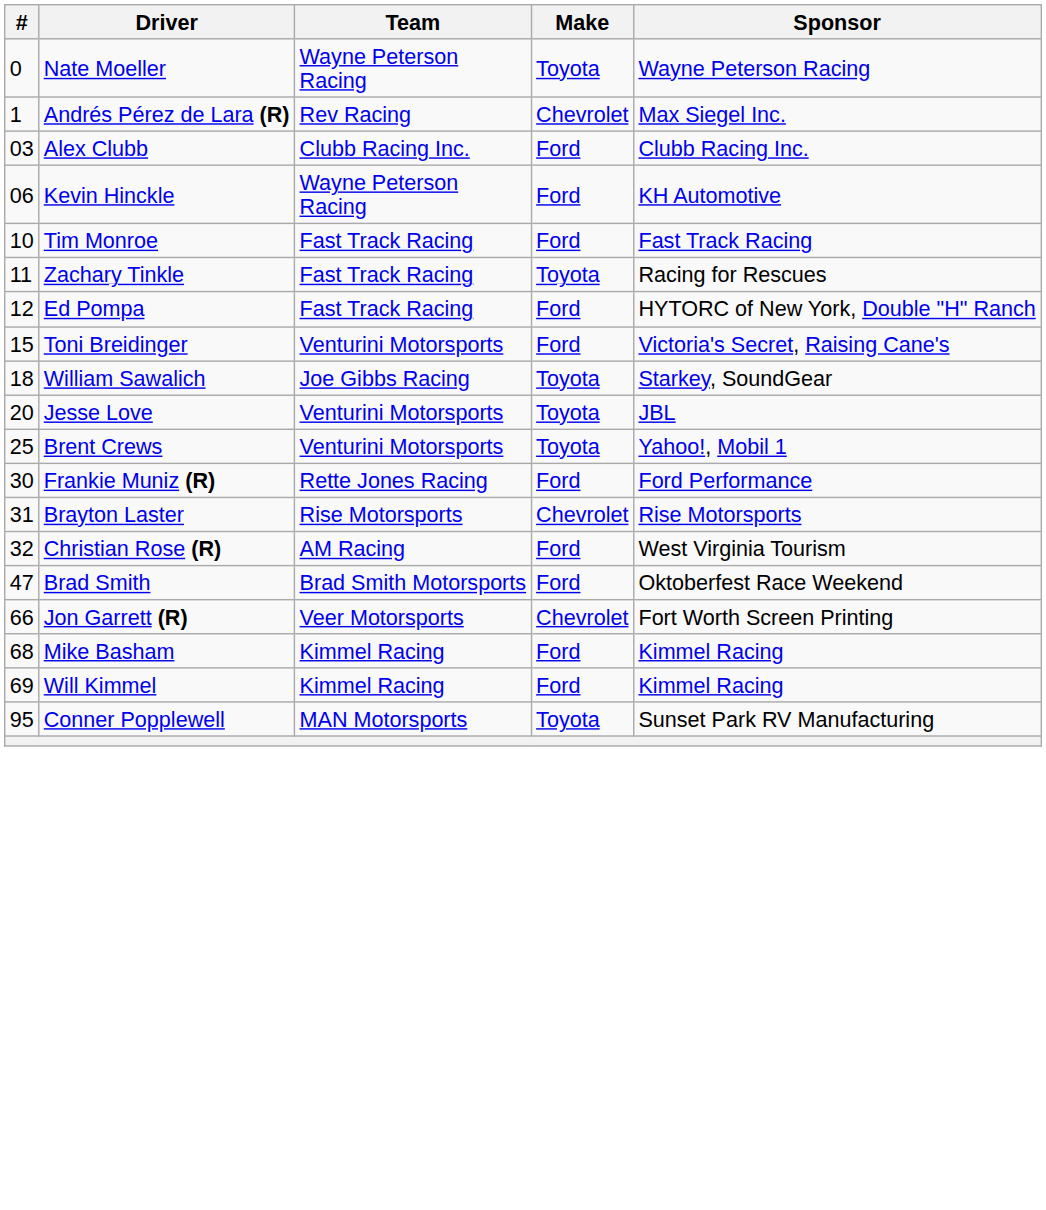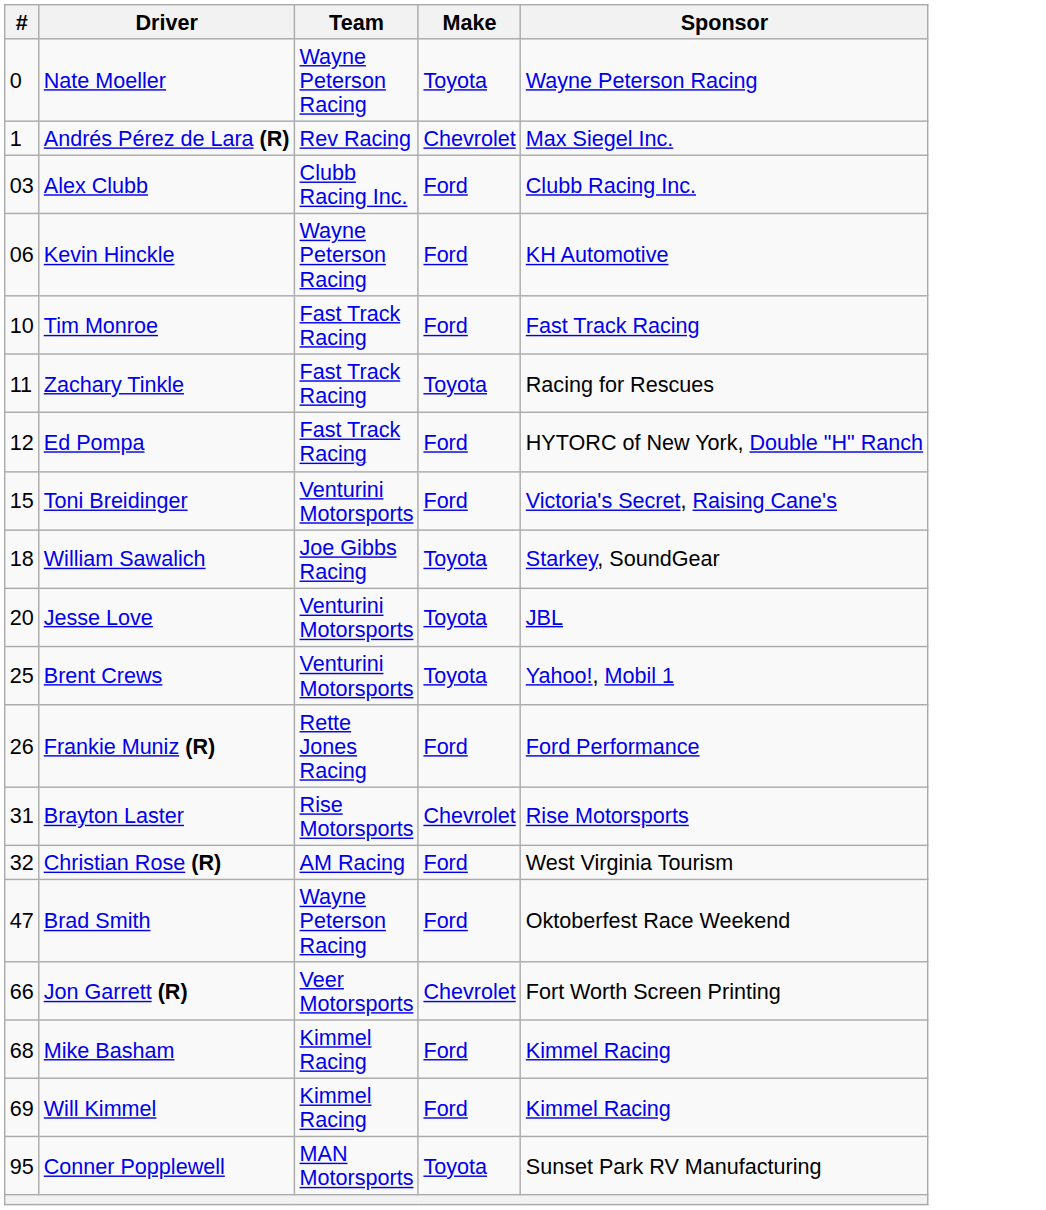(22, 480) 30 -> (22, 746) 26
(413, 583) Brad Smith Motorsports -> (343, 921) Wayne Peterson Racing
